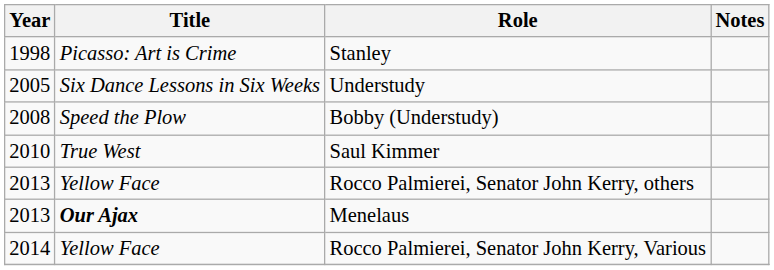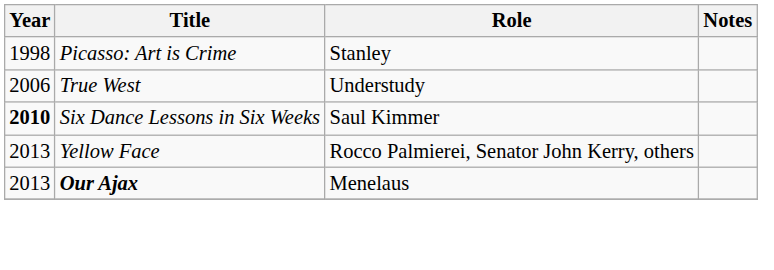(30, 85) 2005 -> (30, 85) 2006
(190, 85) Six Dance Lessons in Six Weeks -> (100, 85) True West
- row: (414, 118)
(30, 150) normal -> (30, 118) bold
(100, 150) True West -> (190, 118) Six Dance Lessons in Six Weeks
- row: (518, 248)
